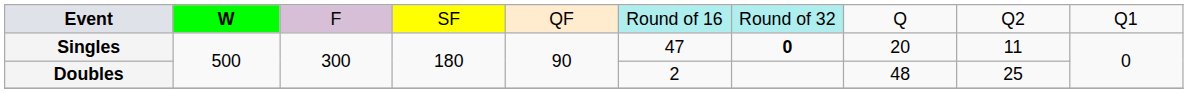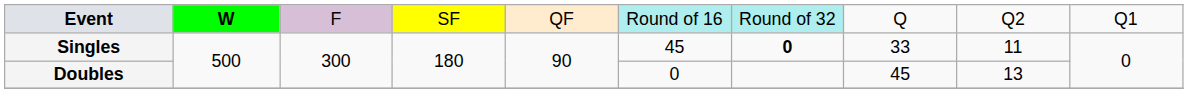(674, 47) 47 -> (674, 47) 45
(900, 47) 20 -> (900, 47) 33
(674, 75) 2 -> (674, 75) 0
(900, 75) 48 -> (900, 75) 45
(1013, 75) 25 -> (1013, 75) 13
